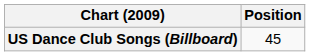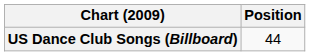(273, 39) 45 -> (273, 39) 44
